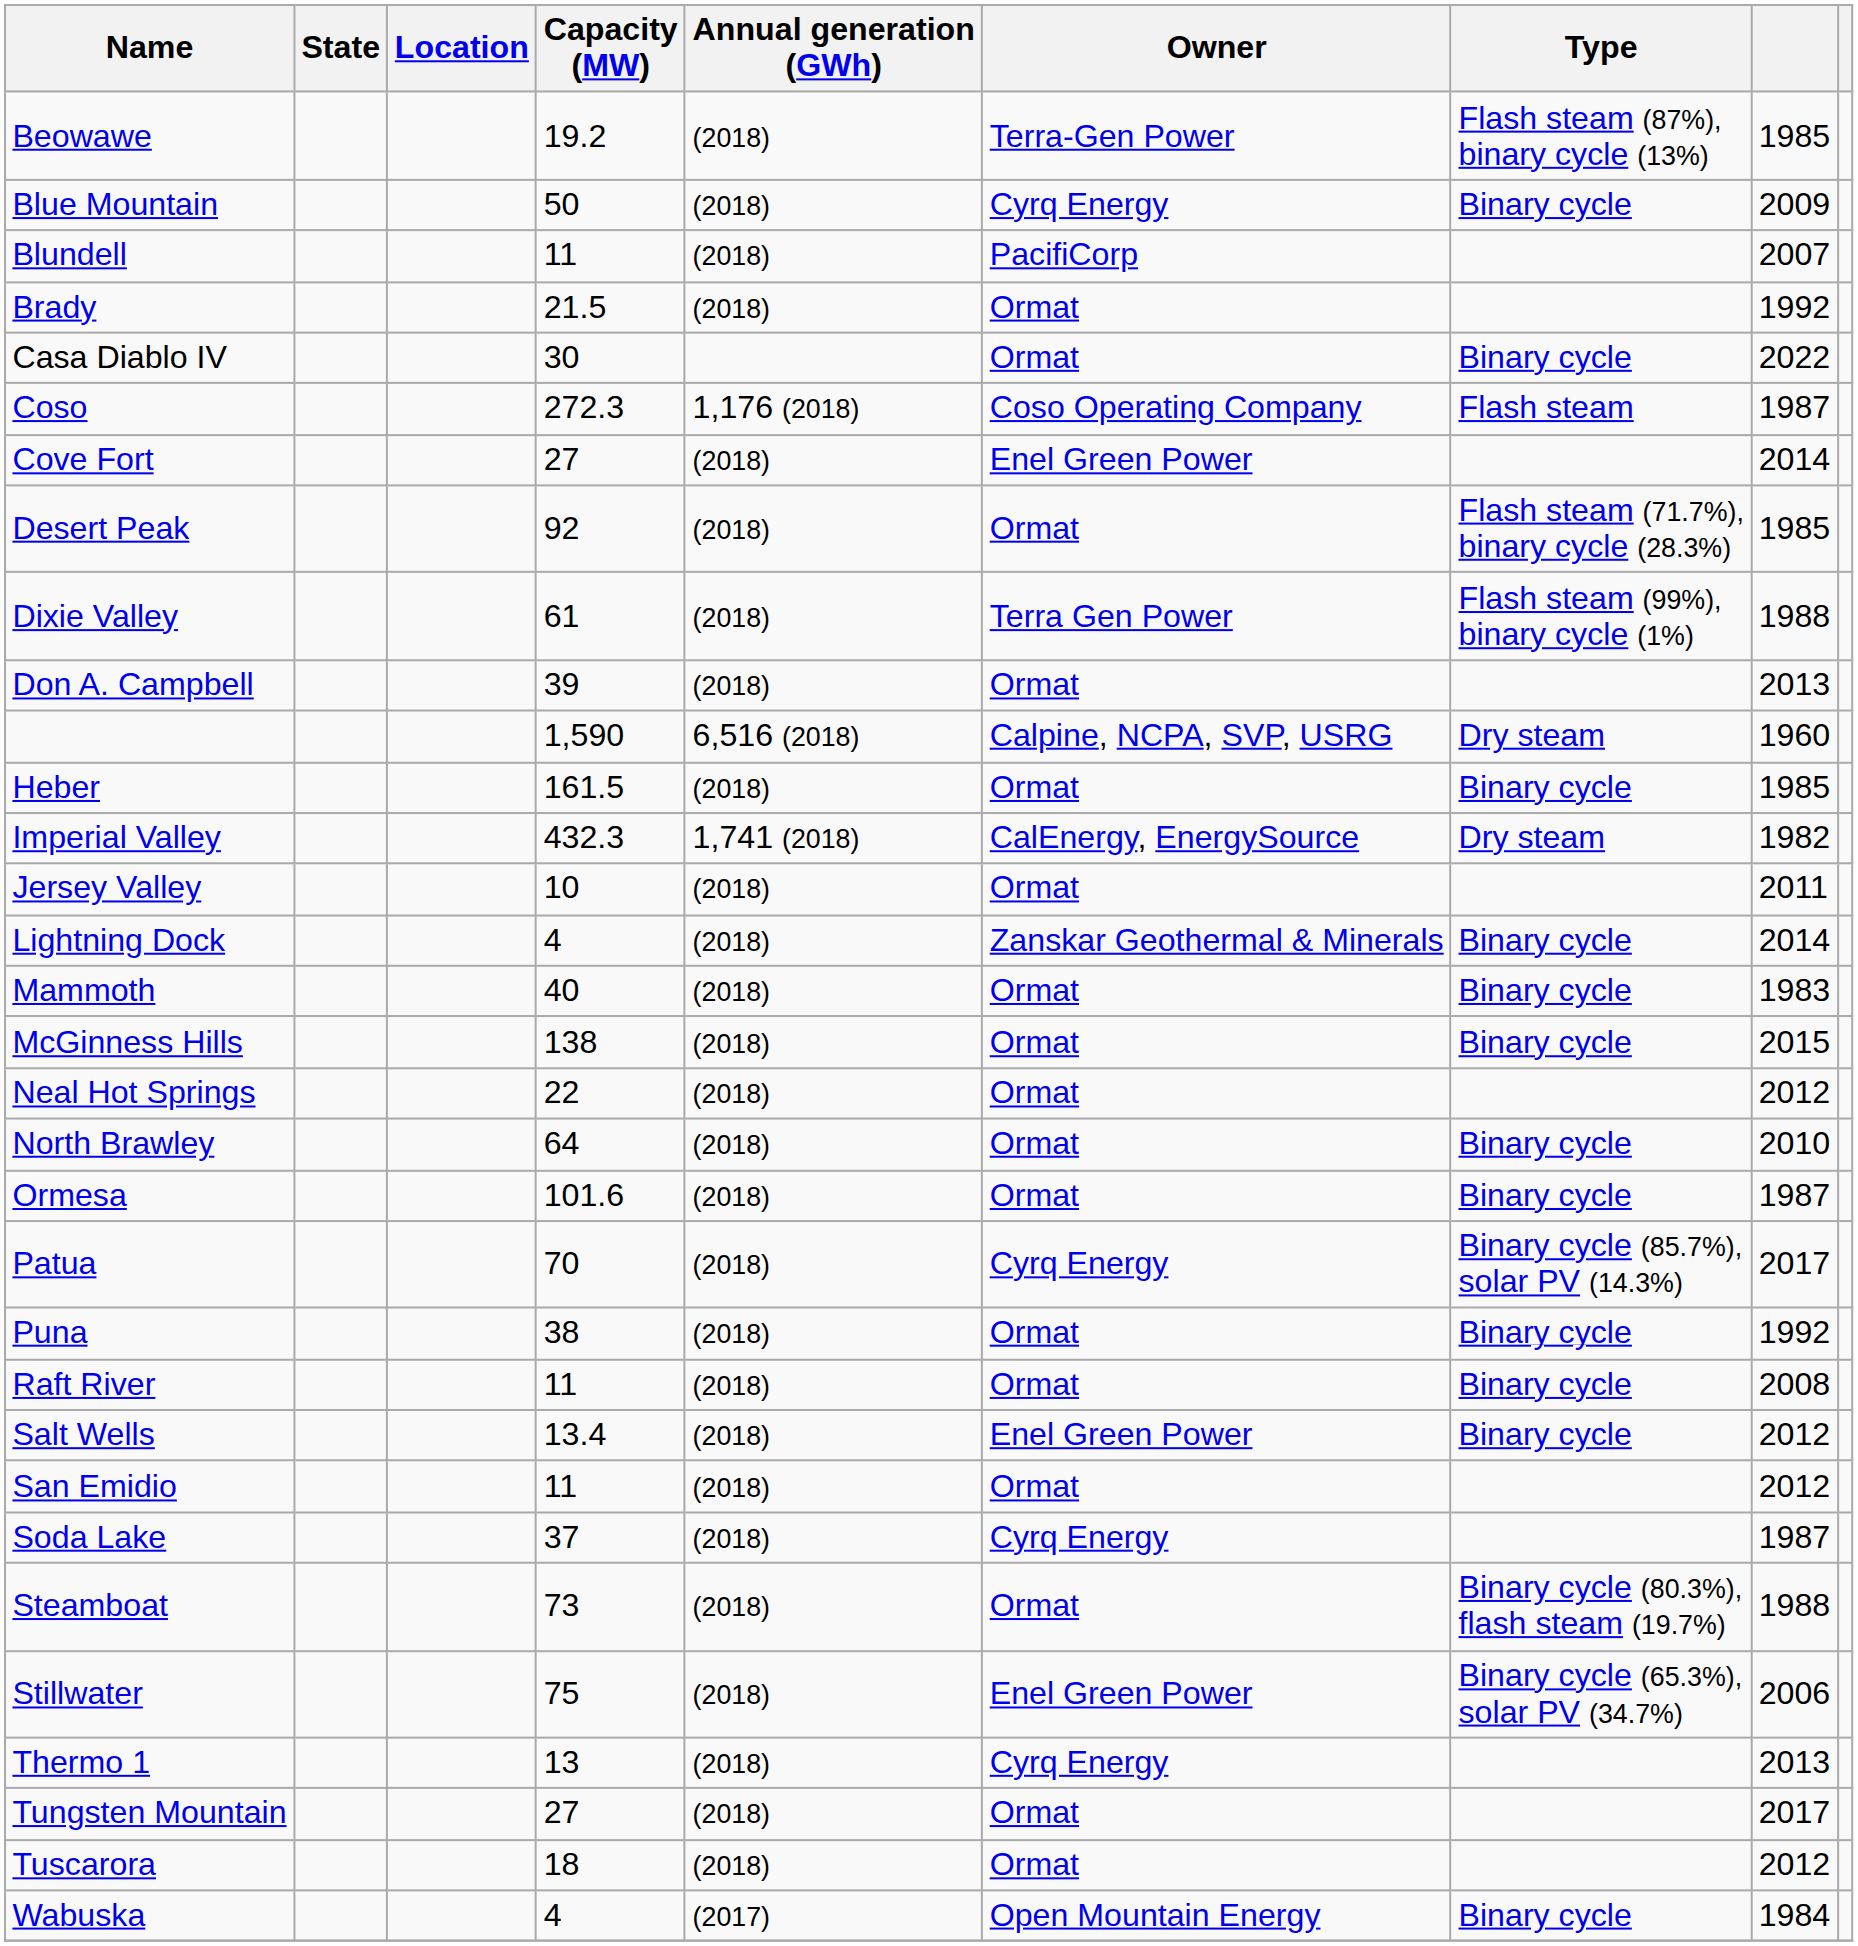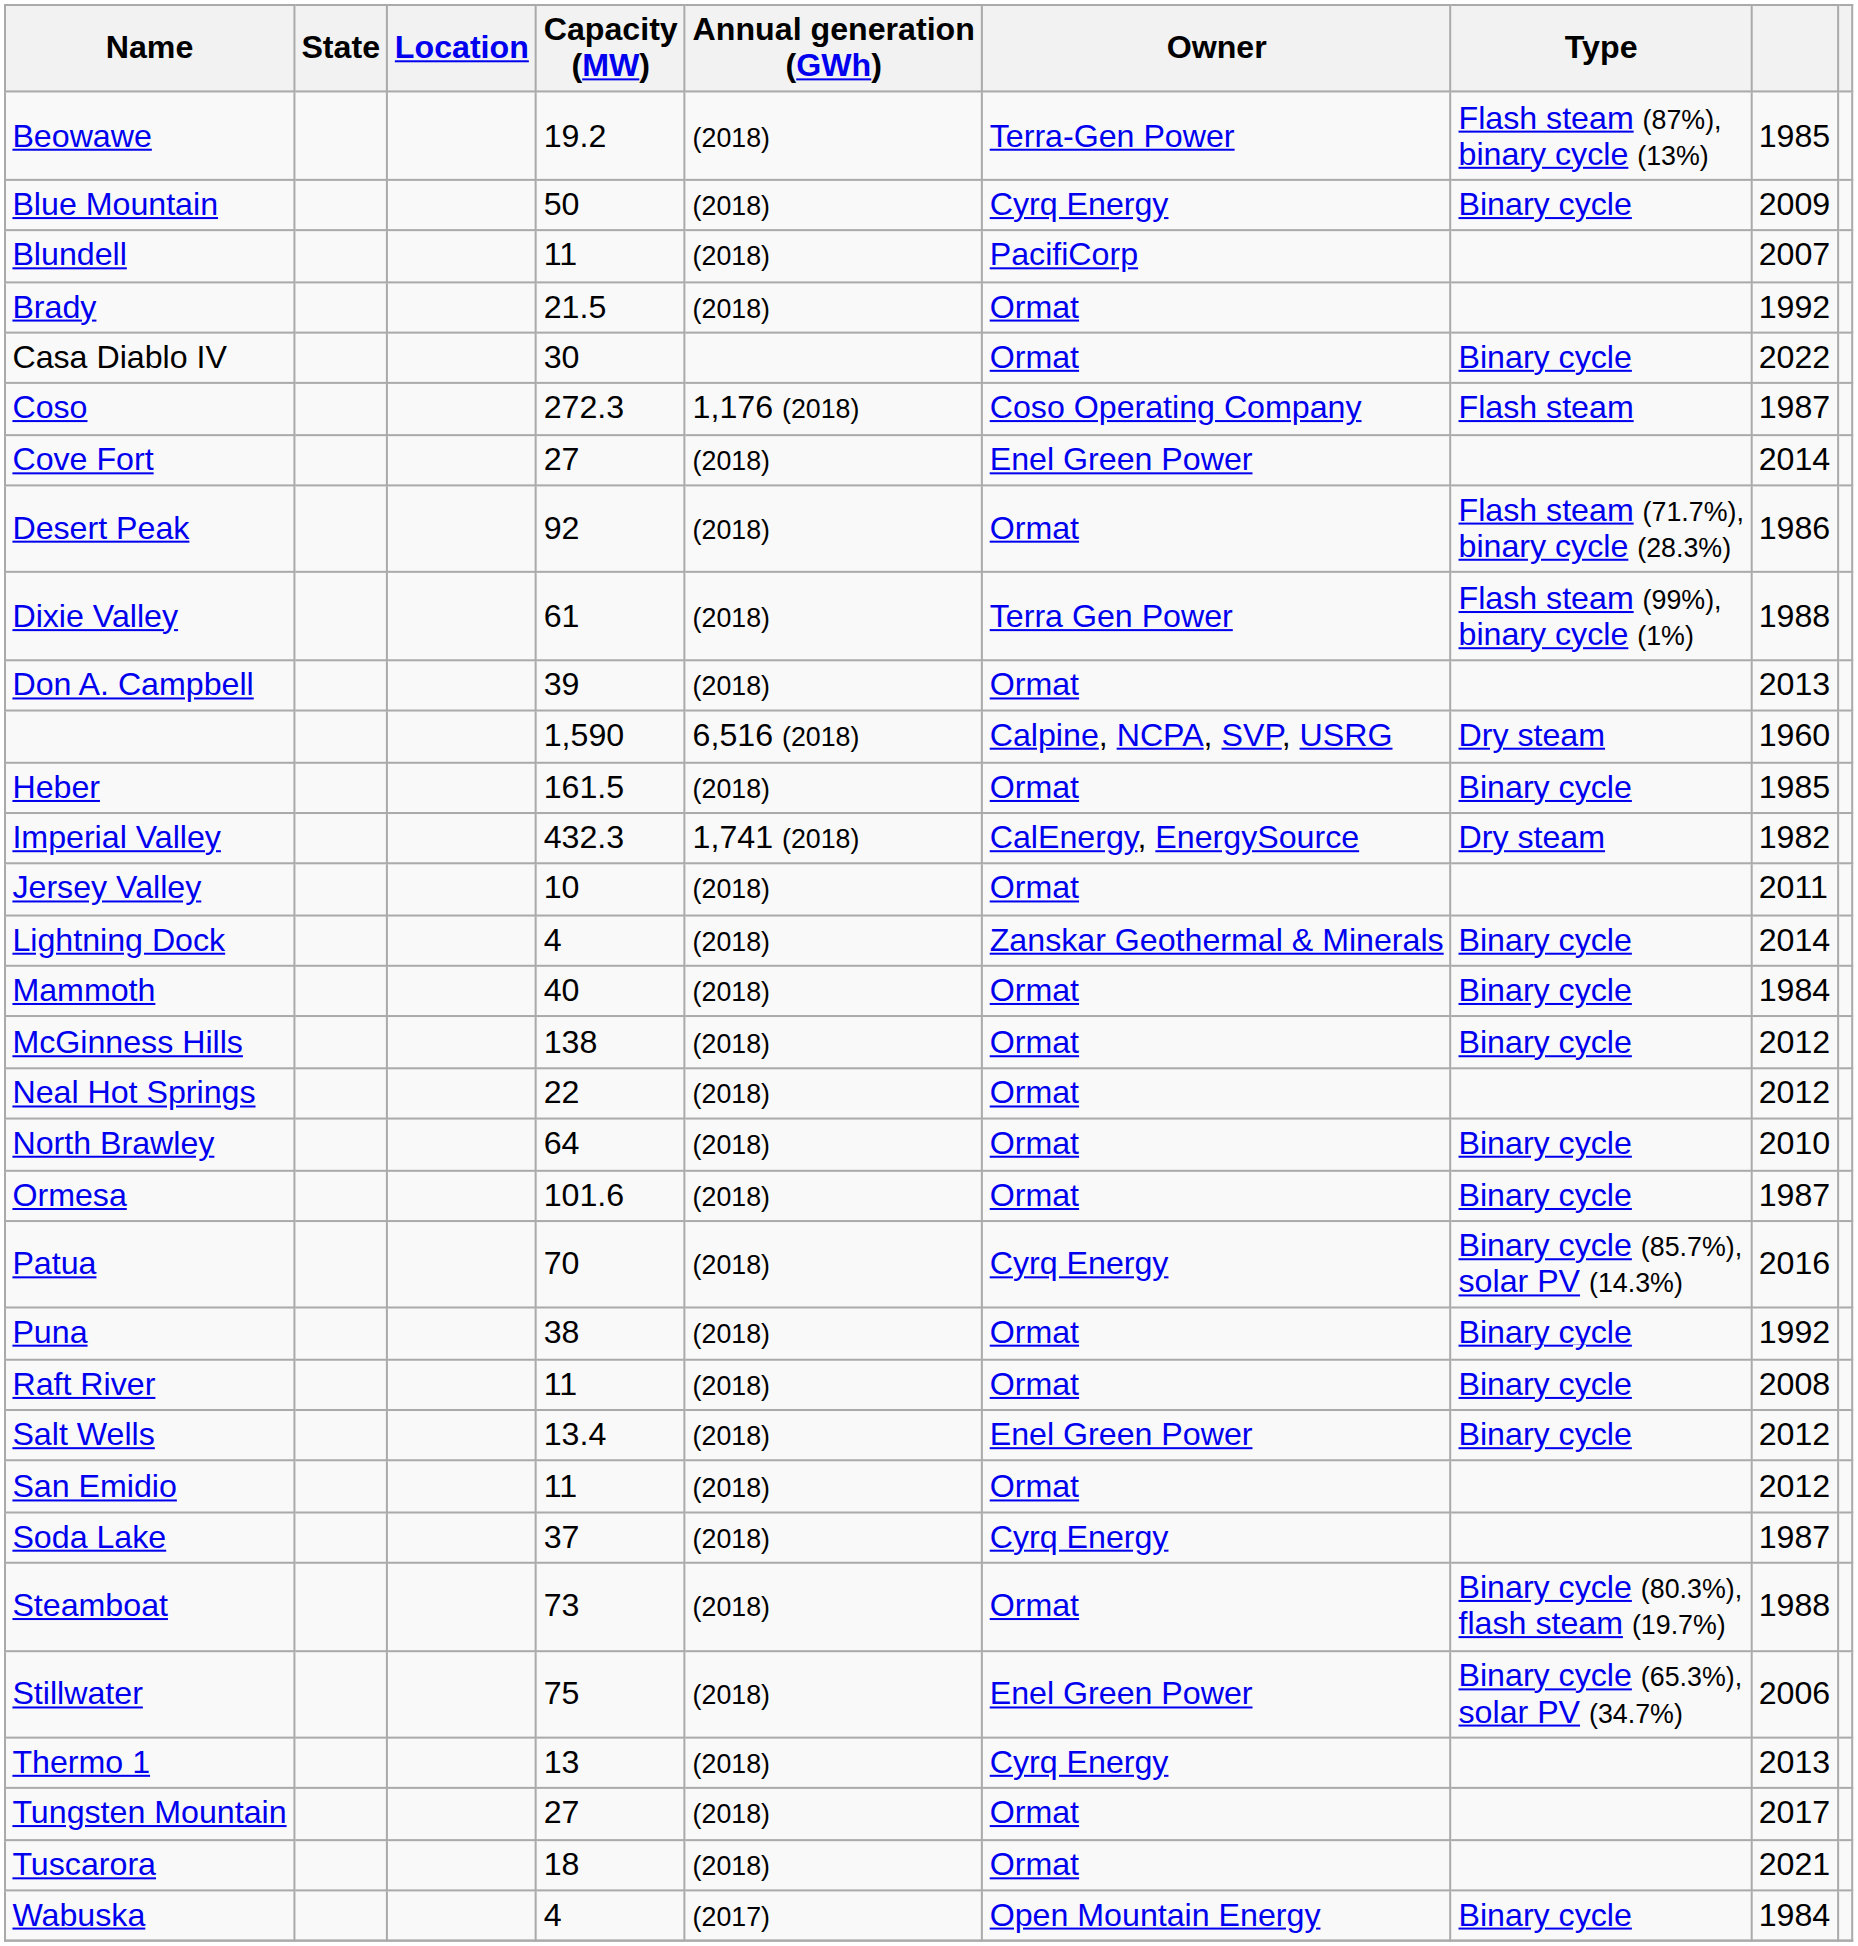(1794, 528) 1985 -> (1794, 528) 1986
(1794, 990) 1983 -> (1794, 990) 1984
(1794, 1041) 2015 -> (1794, 1041) 2012
(1794, 1263) 2017 -> (1794, 1263) 2016
(1794, 1864) 2012 -> (1794, 1864) 2021
